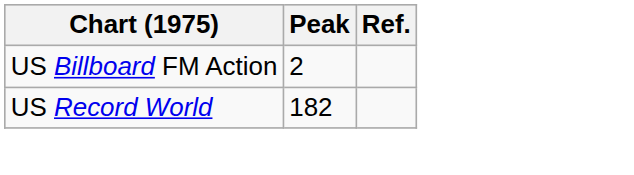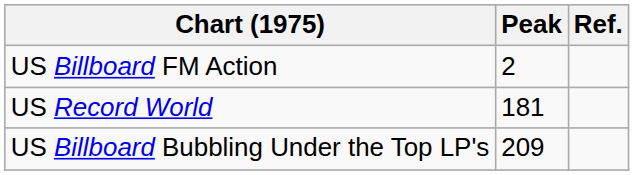(311, 107) 182 -> (523, 107) 181
+ row: (250, 148)
